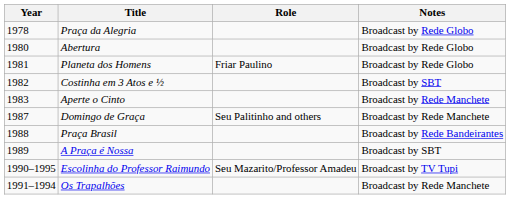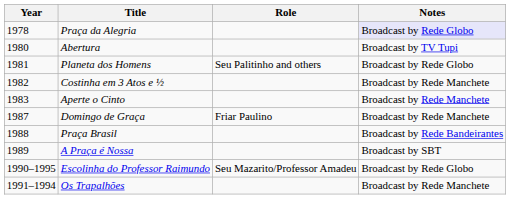(418, 30) no background -> (418, 30) lavender background
(418, 47) Broadcast by Rede Globo -> (410, 47) Broadcast by TV Tupi
(244, 64) Friar Paulino -> (268, 64) Seu Palitinho and others
(401, 82) Broadcast by SBT -> (425, 82) Broadcast by Rede Manchete
(268, 116) Seu Palitinho and others -> (244, 116) Friar Paulino
(410, 168) Broadcast by TV Tupi -> (418, 168) Broadcast by Rede Globo
